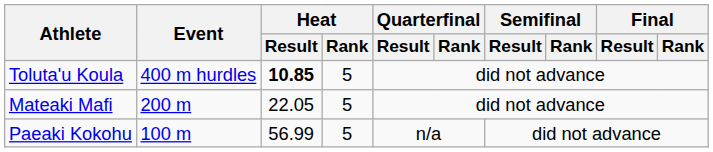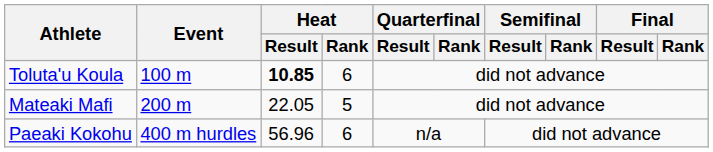(198, 76) 400 m hurdles -> (166, 76) 100 m
(347, 76) 5 -> (347, 76) 6
(166, 133) 100 m -> (198, 133) 400 m hurdles
(291, 133) 56.99 -> (291, 133) 56.96
(347, 133) 5 -> (347, 133) 6
